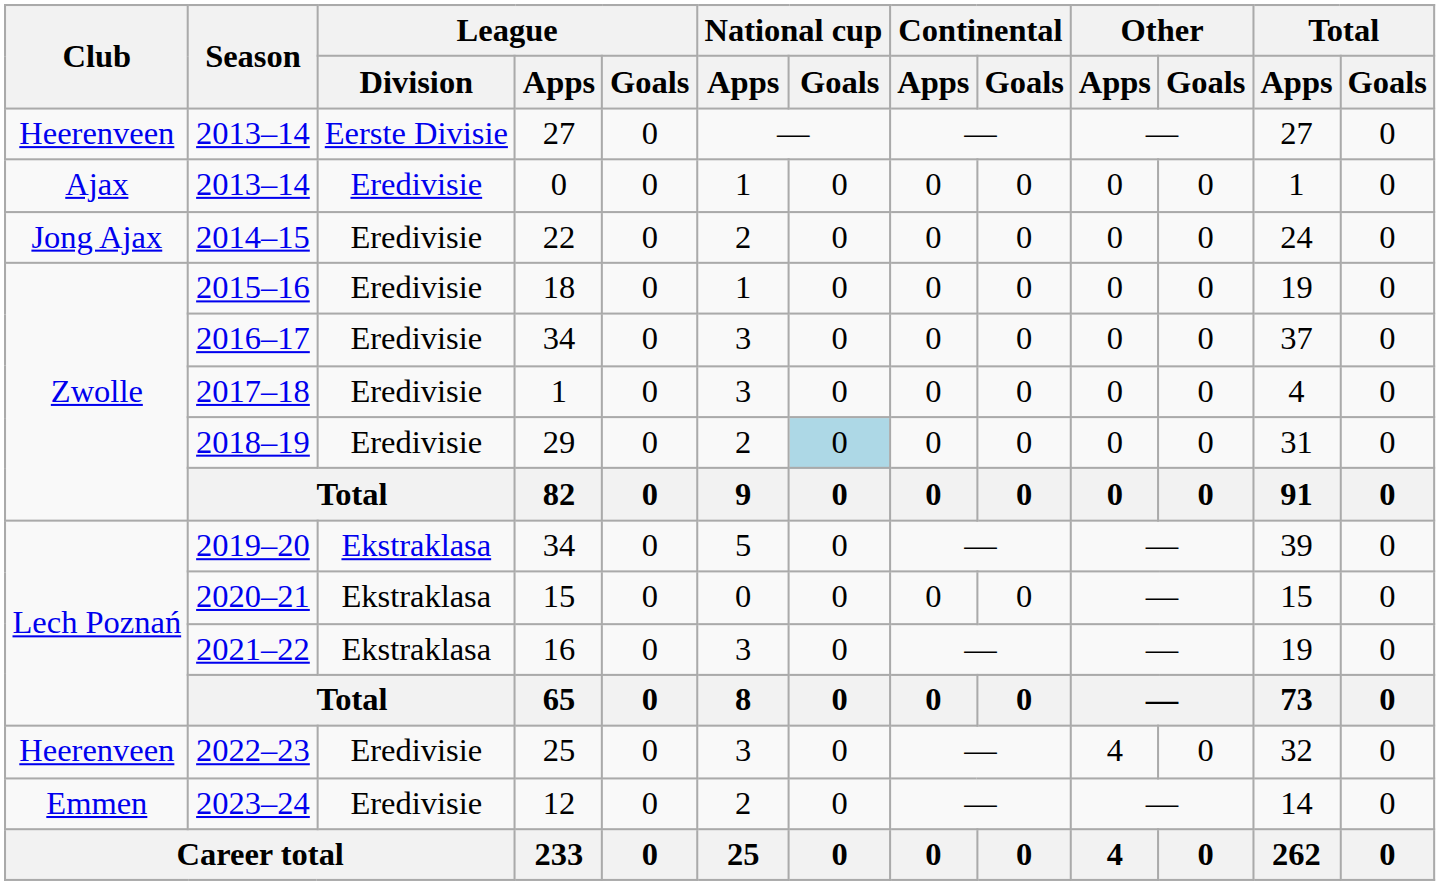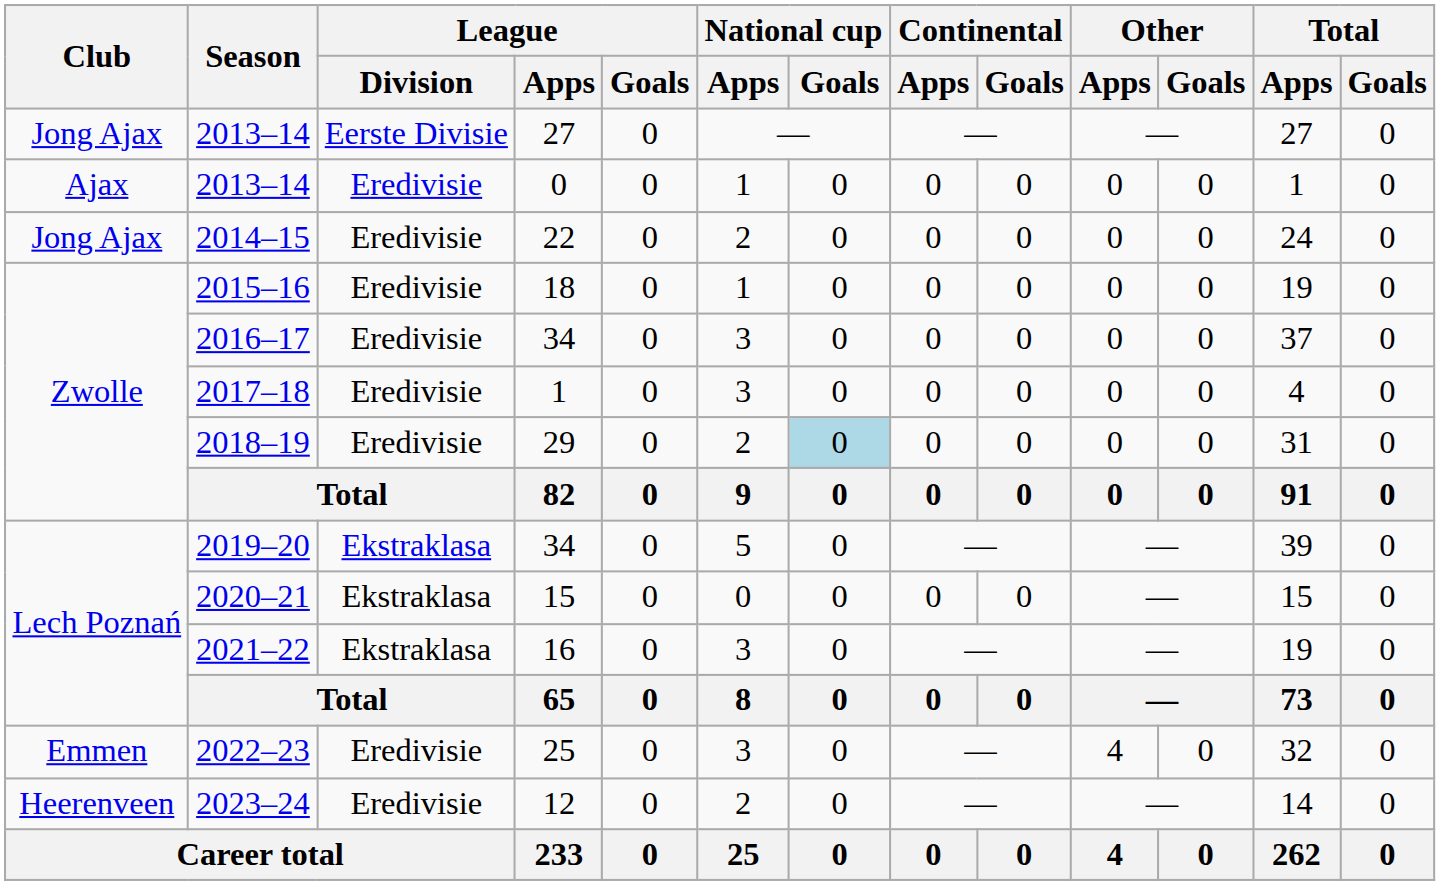(97, 133) Heerenveen -> (97, 133) Jong Ajax
(97, 751) Heerenveen -> (97, 751) Emmen
(97, 802) Emmen -> (97, 802) Heerenveen
